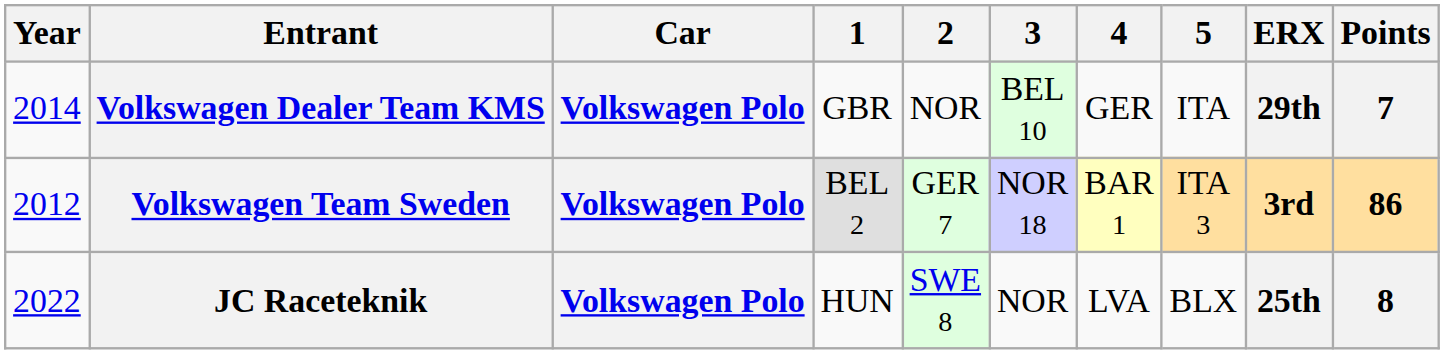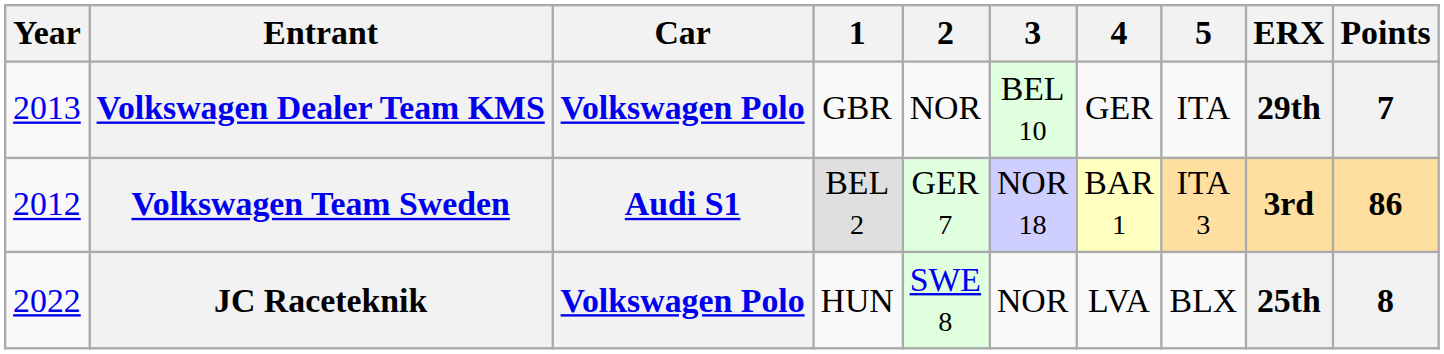(47, 108) 2014 -> (47, 108) 2013
(683, 204) Volkswagen Polo -> (683, 204) Audi S1
